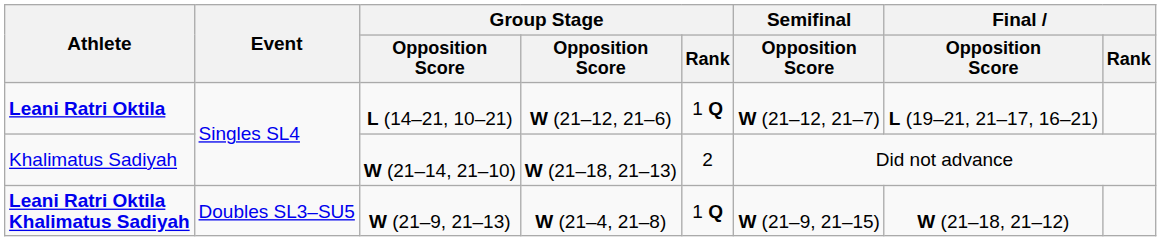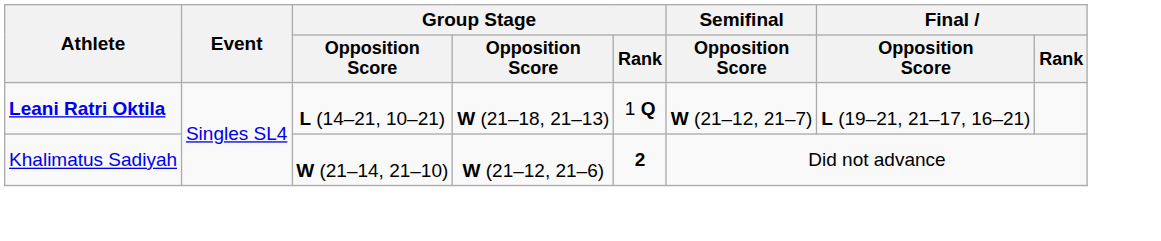(601, 119) W (21–12, 21–6) -> (533, 119) W (21–18, 21–13)
(601, 171) W (21–18, 21–13) -> (533, 171) W (21–12, 21–6)
(708, 160) normal -> (640, 160) bold
- row: (99, 211)
